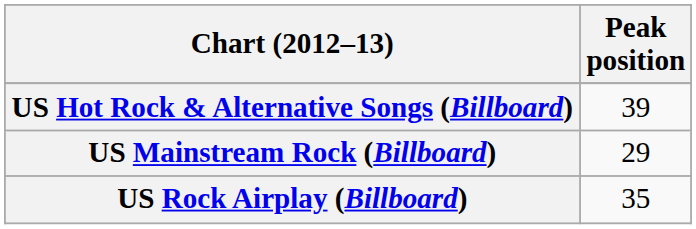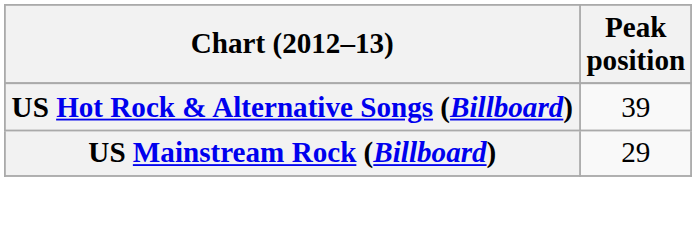- row: (292, 198)
